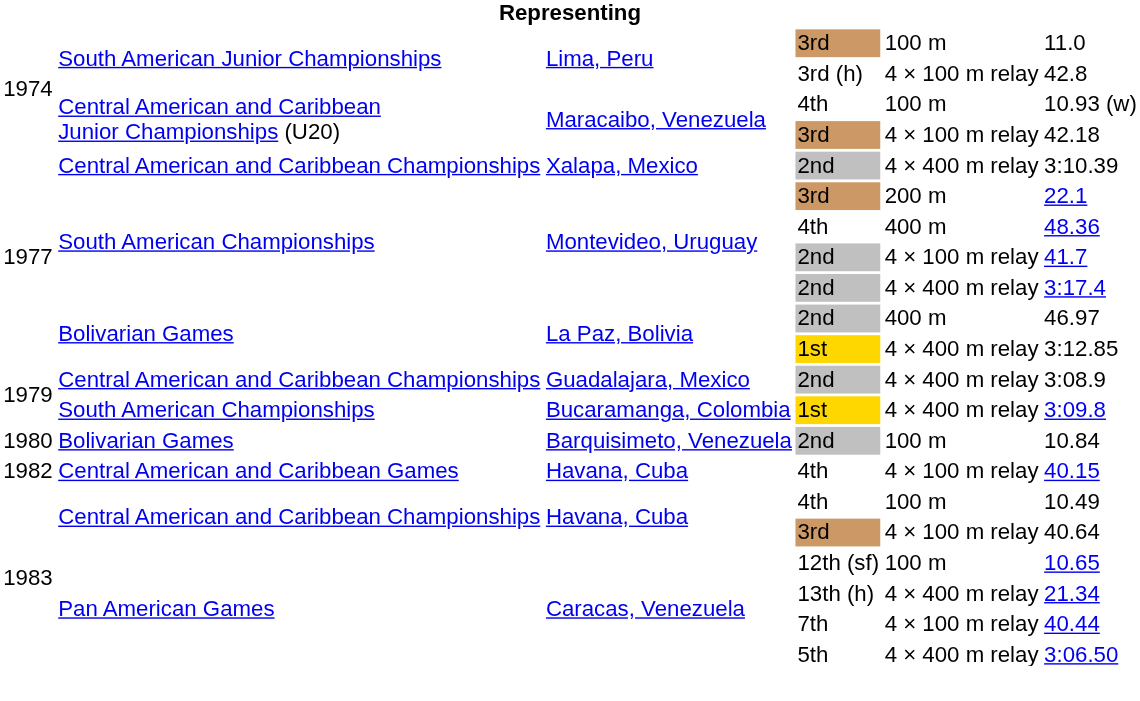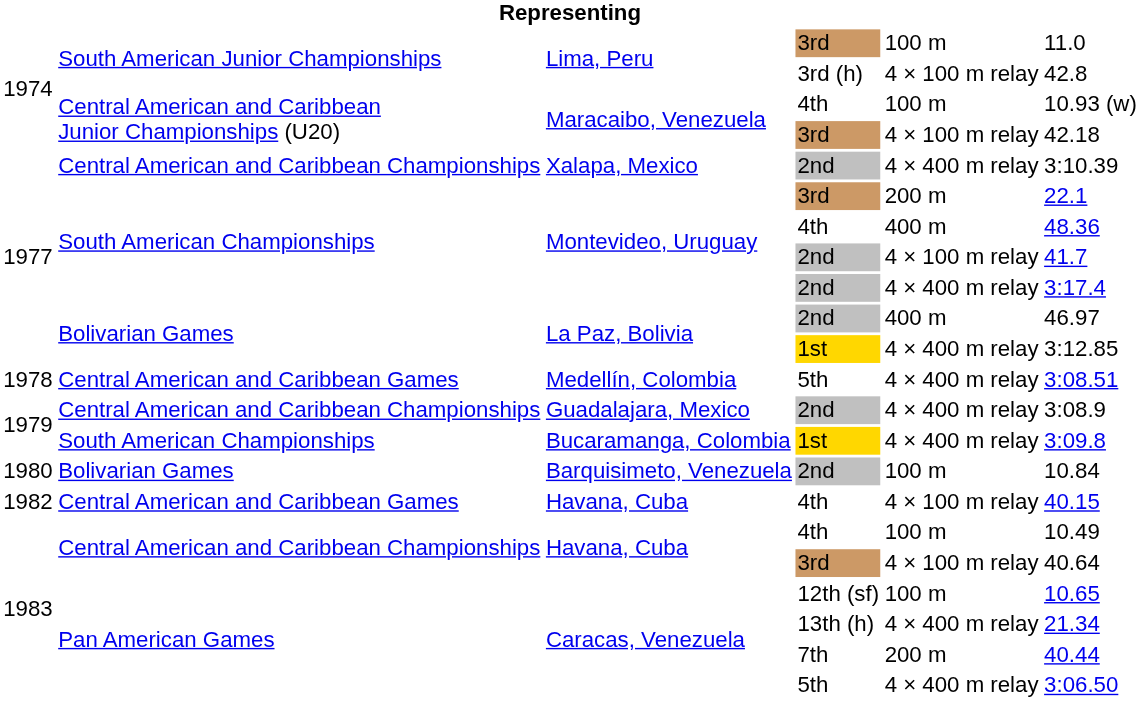+ row: (641, 379)
(962, 624) 4 × 100 m relay -> (916, 654) 200 m
